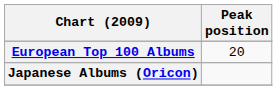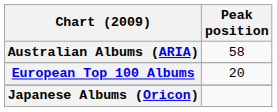+ row: (103, 52)
